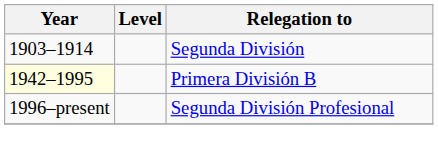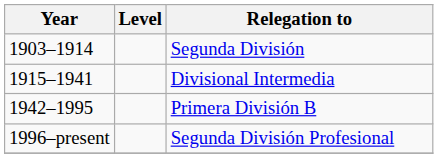+ row: (253, 78)
(51, 78) lightyellow background -> (51, 108) no background
